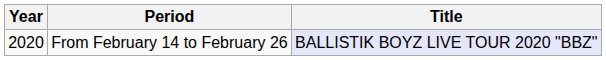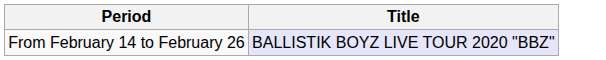- column: (26, 17)
